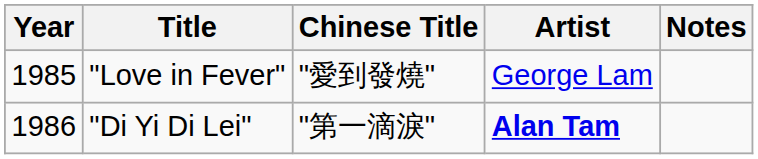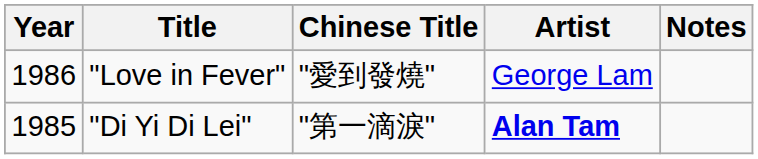(44, 76) 1985 -> (44, 76) 1986
(44, 127) 1986 -> (44, 127) 1985
